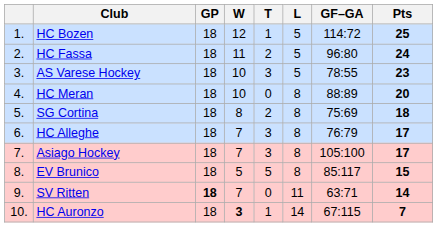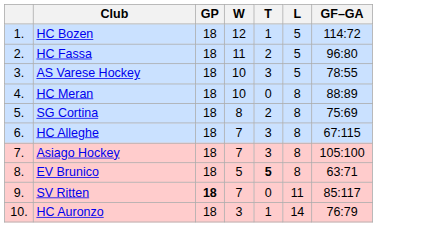- column: (402, 14)
(342, 133) 76:79 -> (342, 133) 67:115
(268, 172) normal -> (268, 172) bold
(342, 172) 85:117 -> (342, 172) 63:71
(342, 192) 63:71 -> (342, 192) 85:117
(239, 212) bold -> (239, 212) normal
(342, 212) 67:115 -> (342, 212) 76:79
